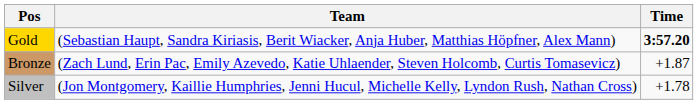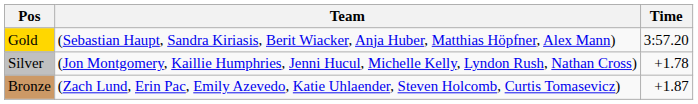(667, 39) bold -> (666, 39) normal
rows swapped: (26, 87) <-> (29, 63)
